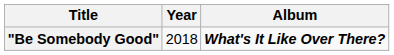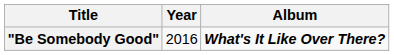(182, 38) 2018 -> (182, 38) 2016
